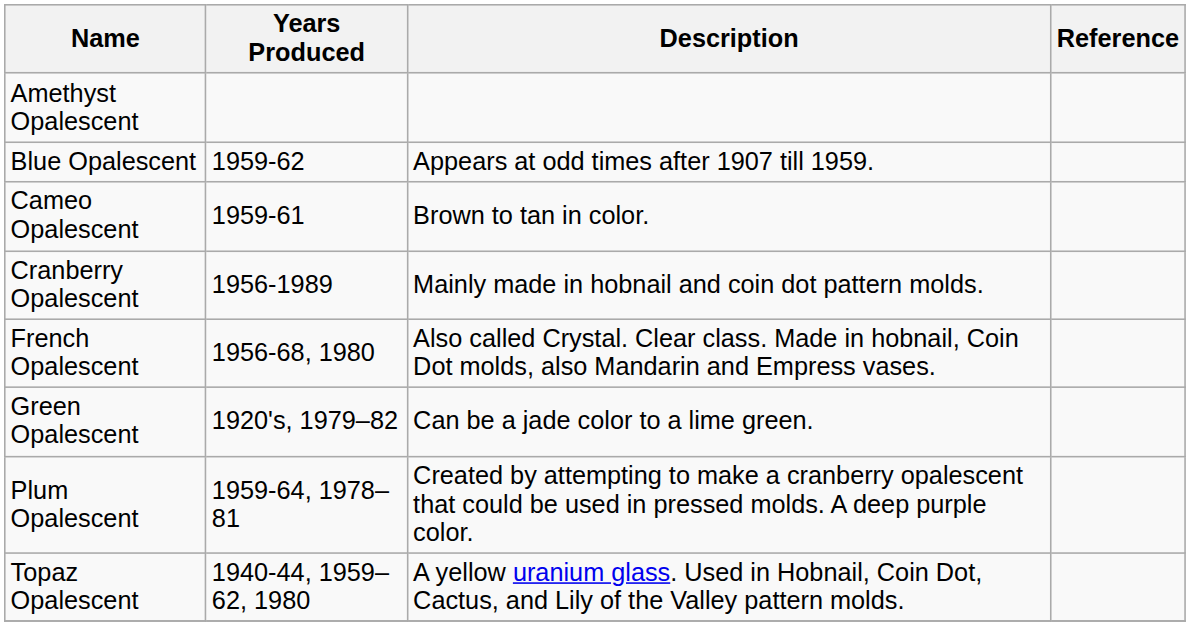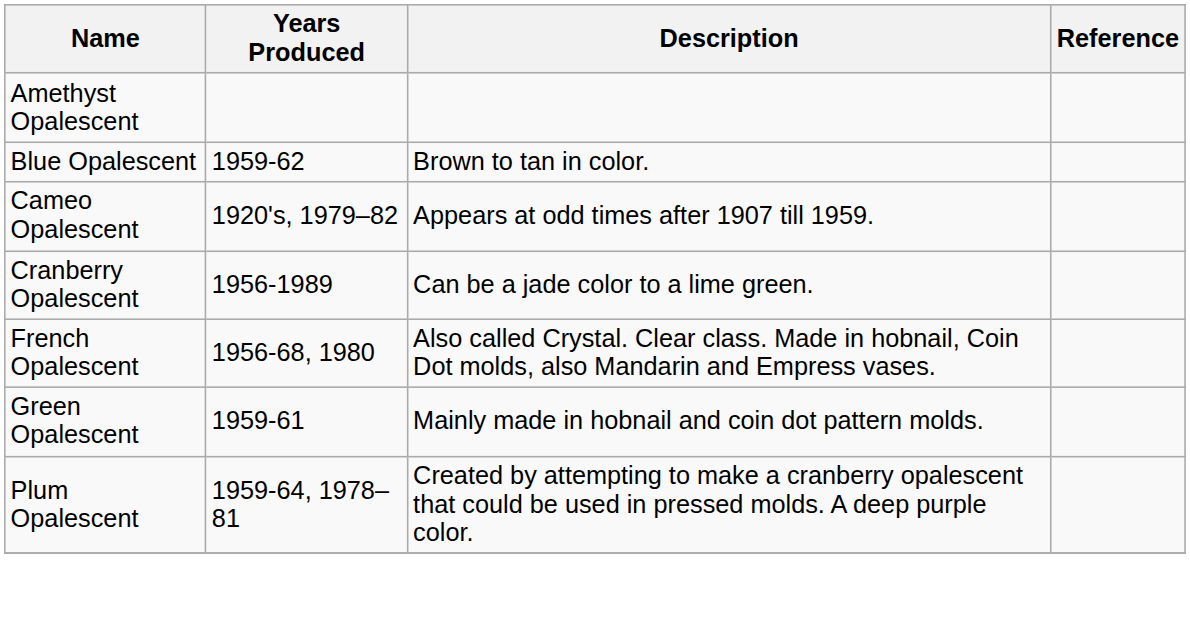(644, 161) Appears at odd times after 1907 till 1959. -> (531, 161) Brown to tan in color.
(258, 215) 1959-61 -> (305, 215) 1920's, 1979–82
(531, 215) Brown to tan in color. -> (644, 215) Appears at odd times after 1907 till 1959.
(698, 284) Mainly made in hobnail and coin dot pattern molds. -> (613, 284) Can be a jade color to a lime green.
(305, 421) 1920's, 1979–82 -> (258, 421) 1959-61
(613, 421) Can be a jade color to a lime green. -> (698, 421) Mainly made in hobnail and coin dot pattern molds.
- row: (75, 587)
